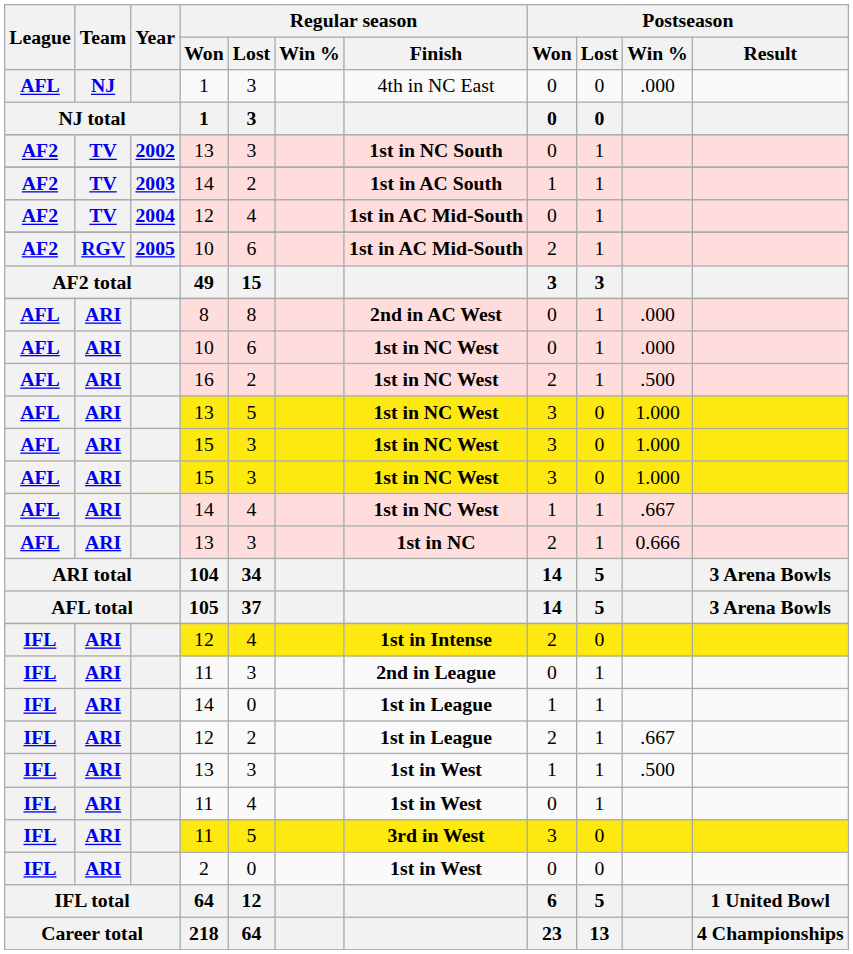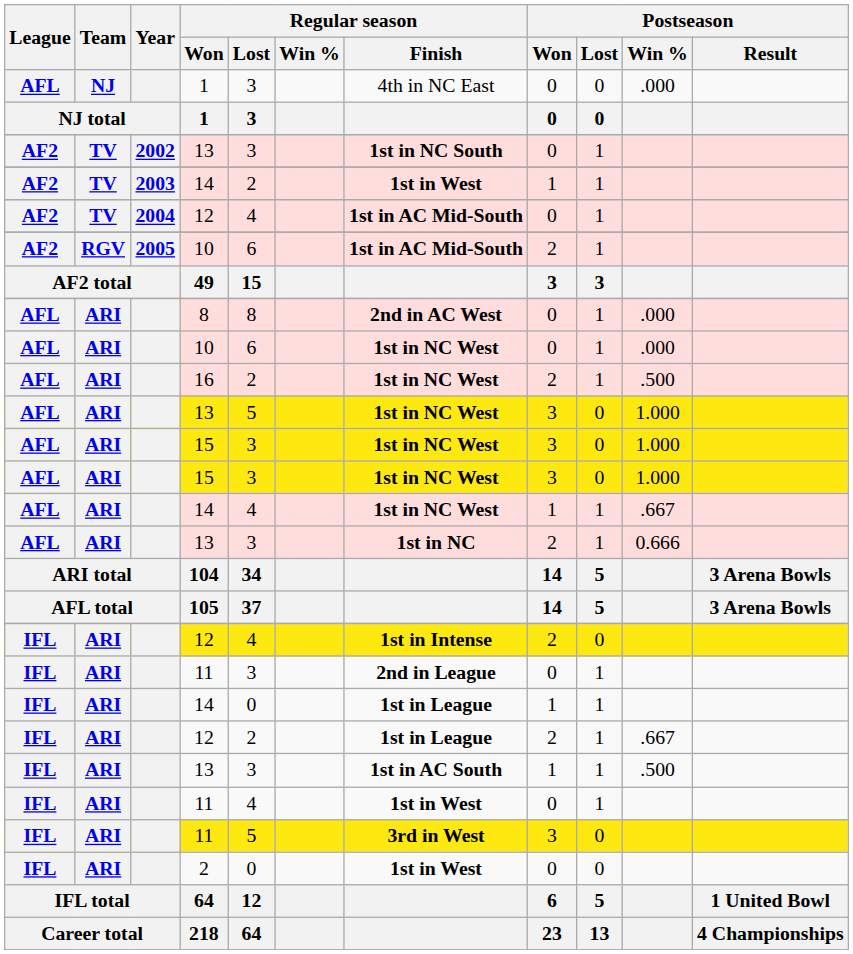(436, 183) 1st in AC South -> (436, 183) 1st in West
(436, 770) 1st in West -> (436, 770) 1st in AC South
